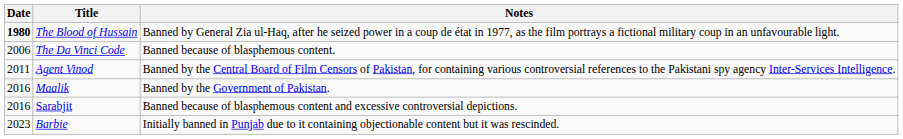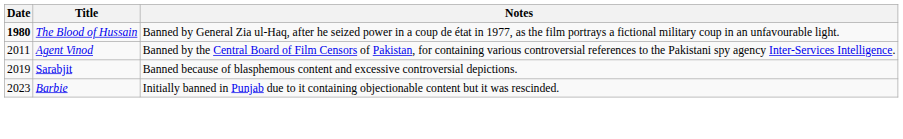- row: (80, 50)
- row: (52, 87)
(19, 106) 2016 -> (19, 69) 2019
